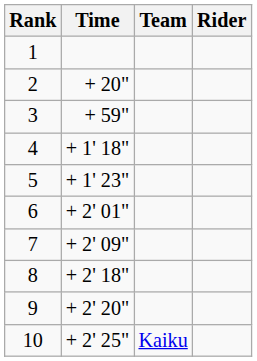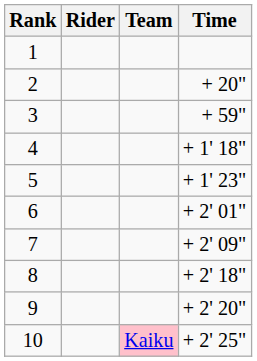columns swapped: (222, 20) <-> (97, 20)
(163, 340) no background -> (149, 340) pink background
